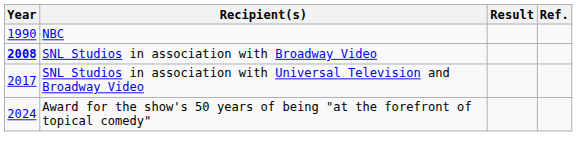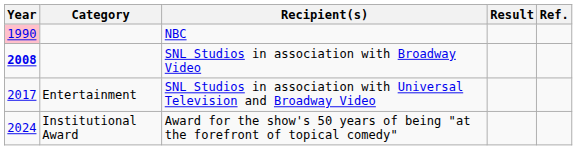+ column: (101, 14)
(22, 34) no background -> (22, 34) pink background
